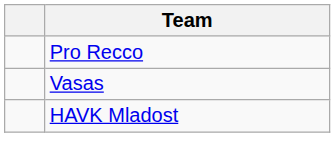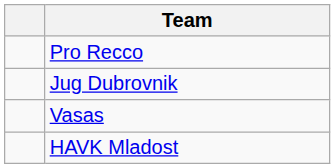+ row: (114, 83)
